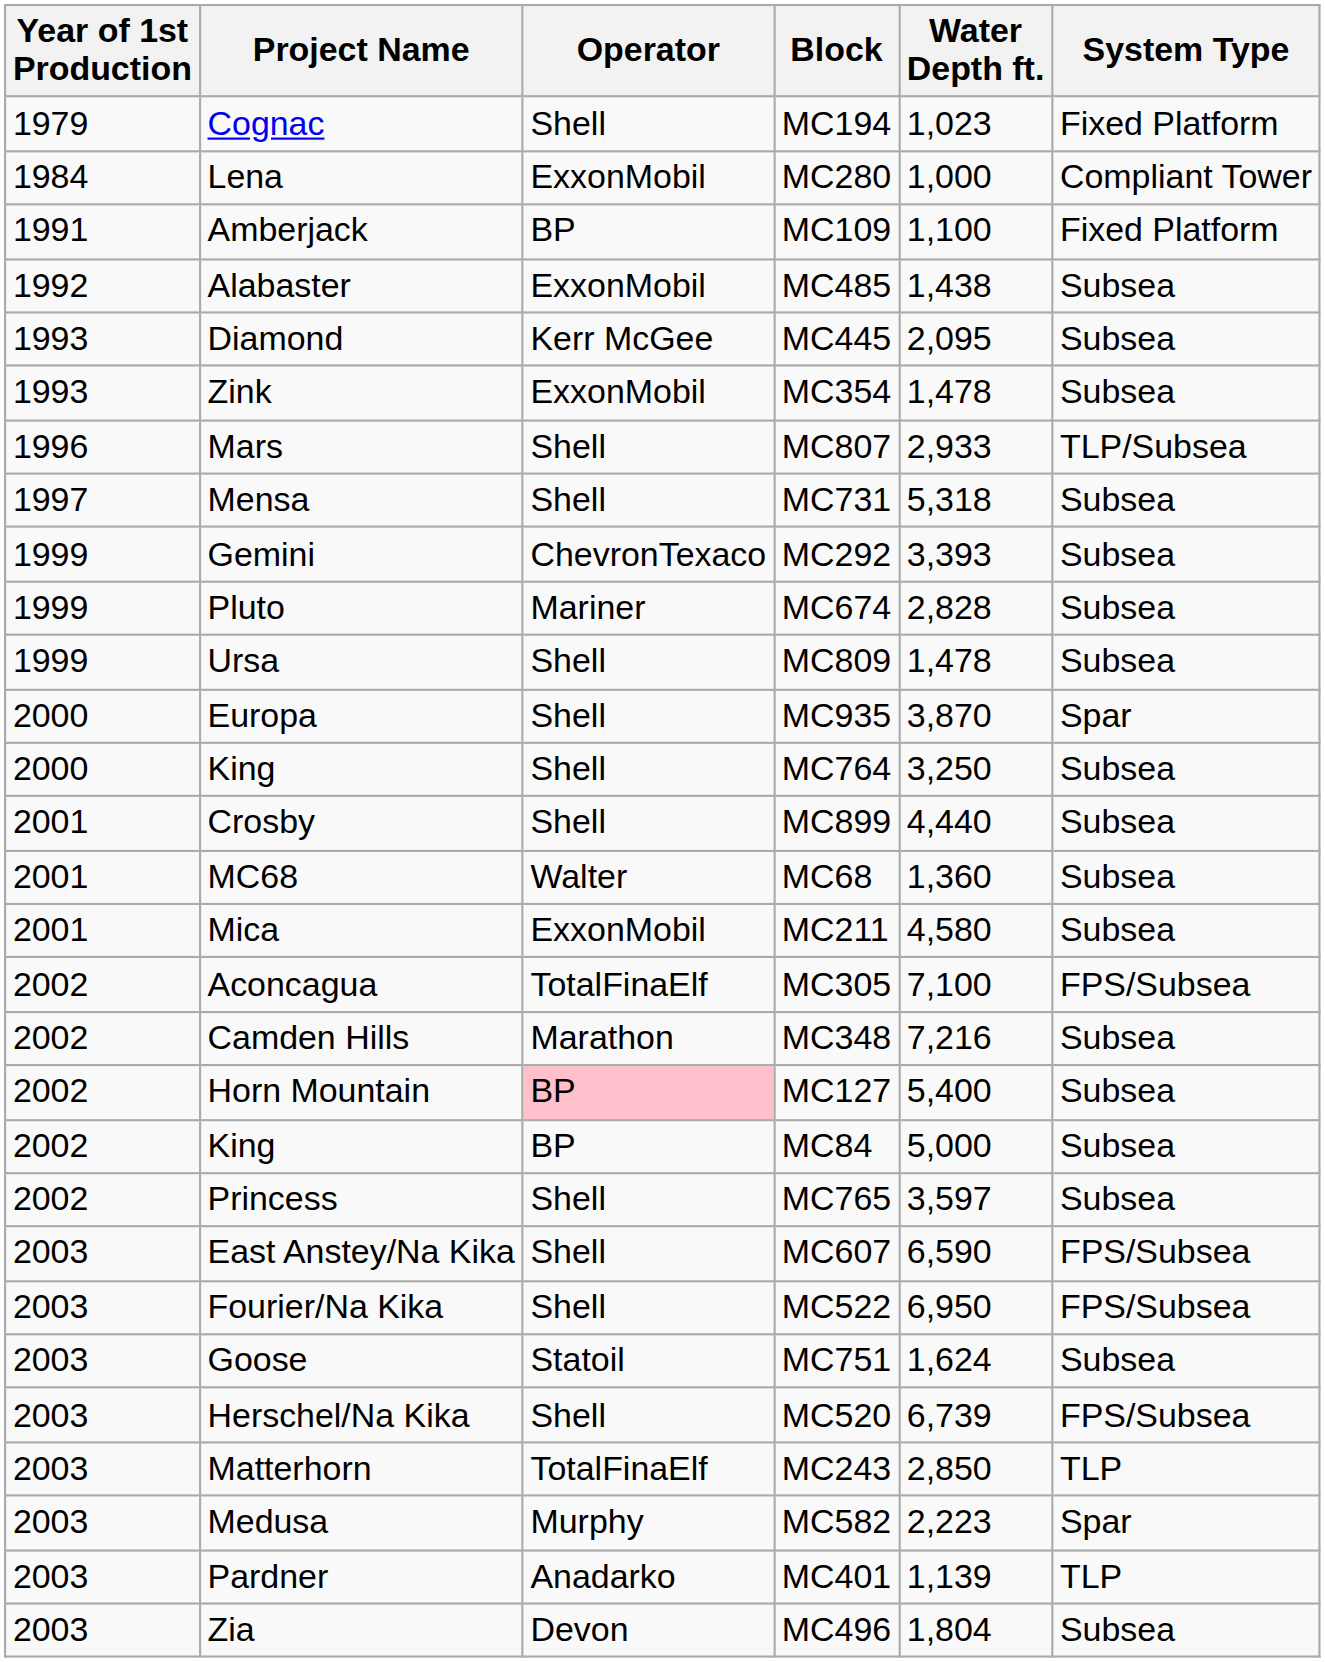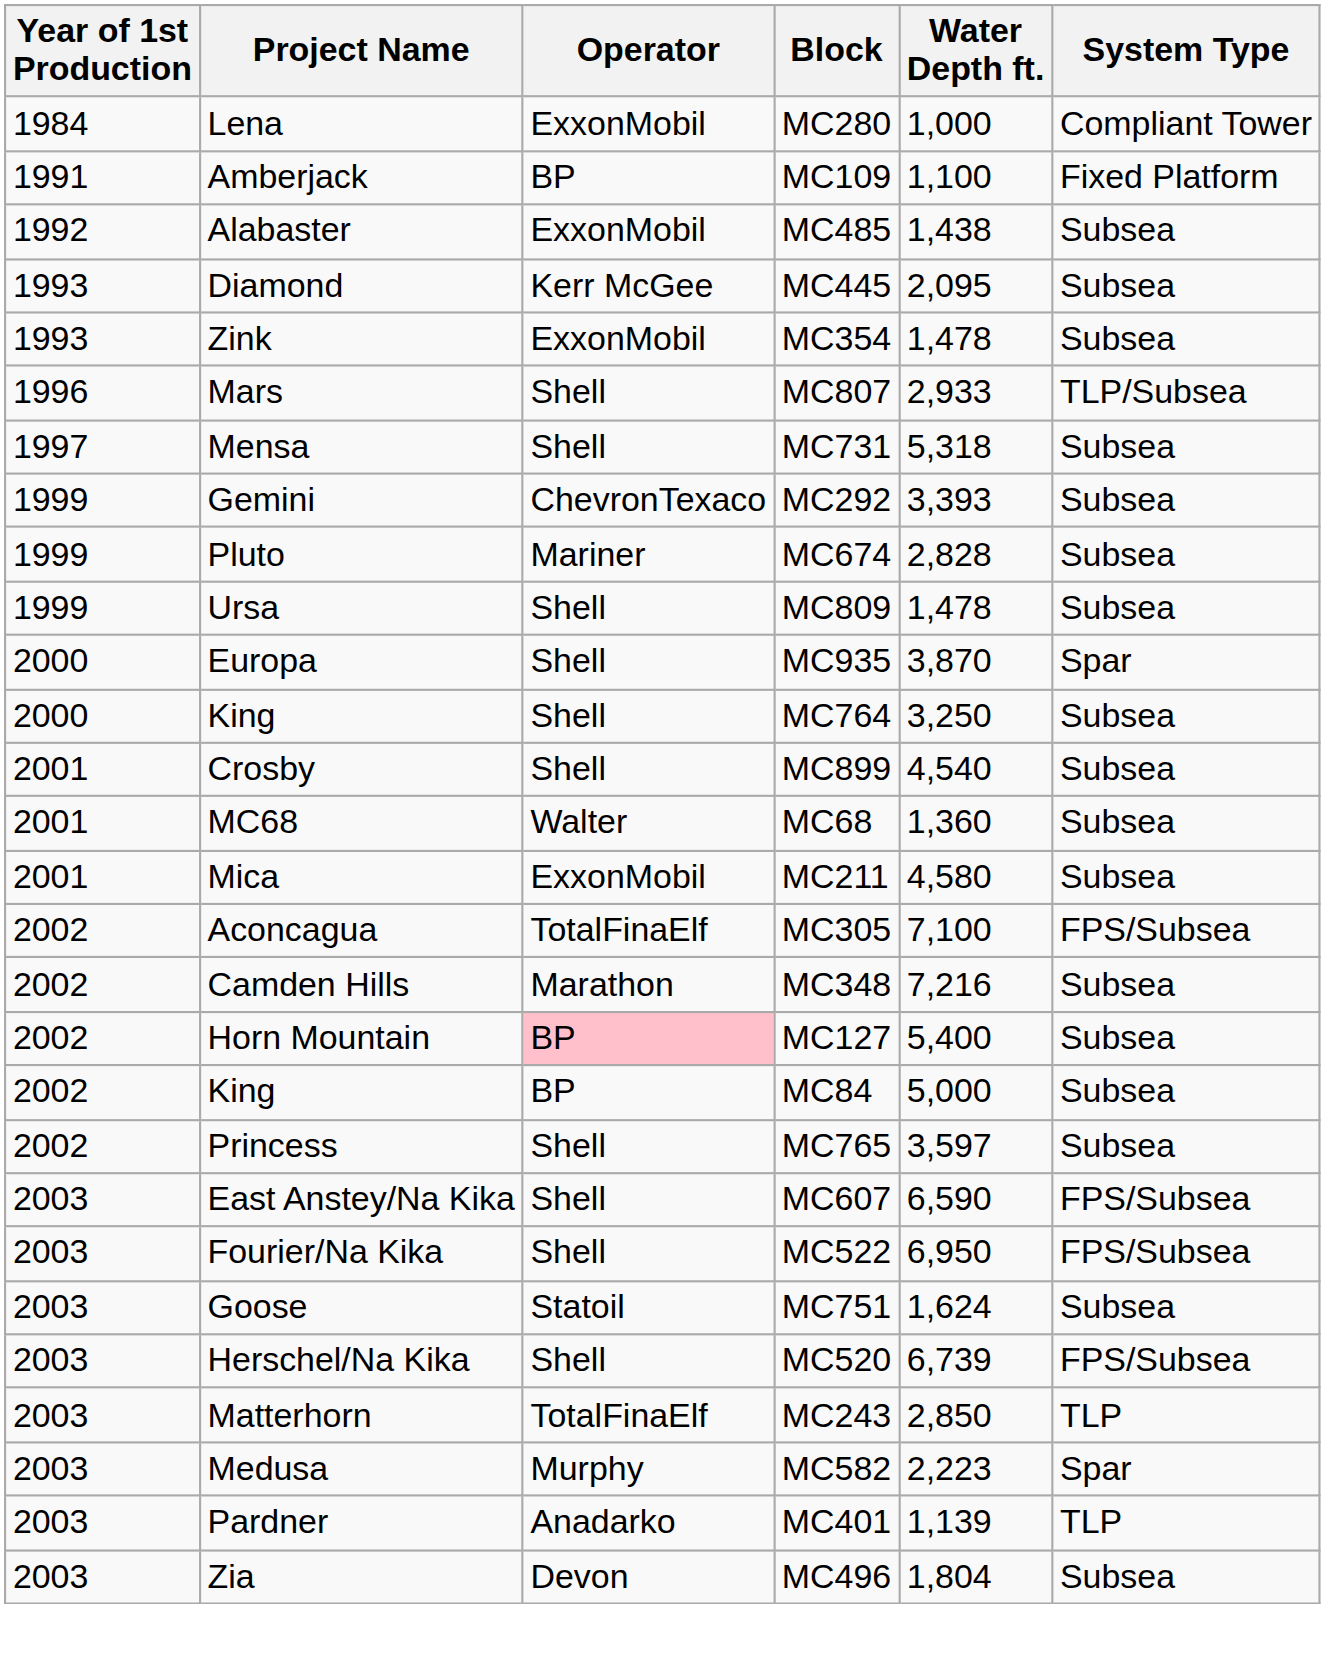- row: (836, 123)
(949, 822) 4,440 -> (949, 768) 4,540
